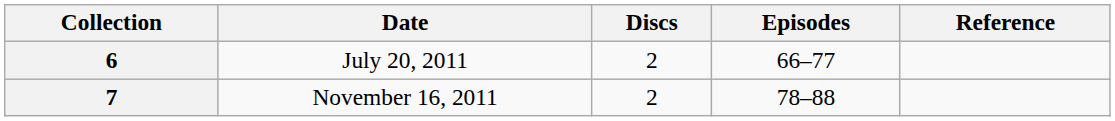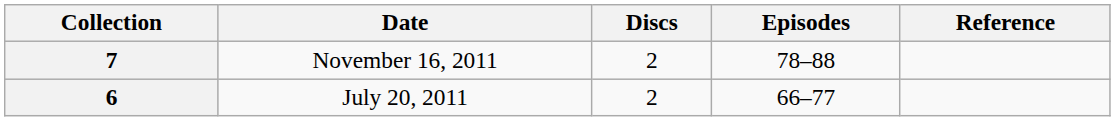rows swapped: (111, 60) <-> (111, 97)
